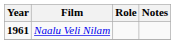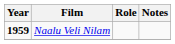(18, 30) 1961 -> (18, 30) 1959
